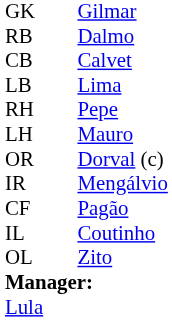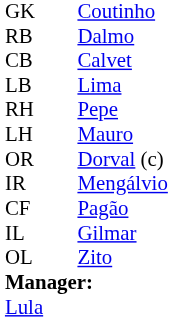(107, 11) Gilmar -> (116, 11) Coutinho
(116, 232) Coutinho -> (107, 232) Gilmar
